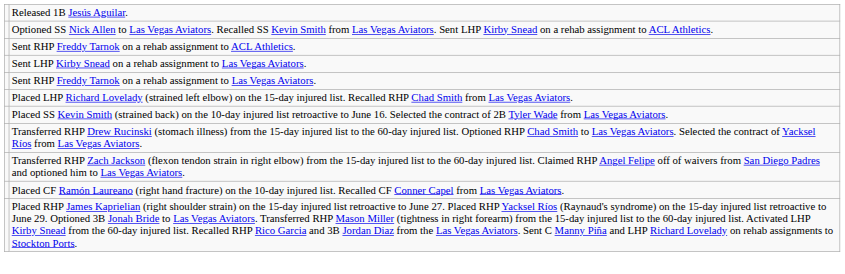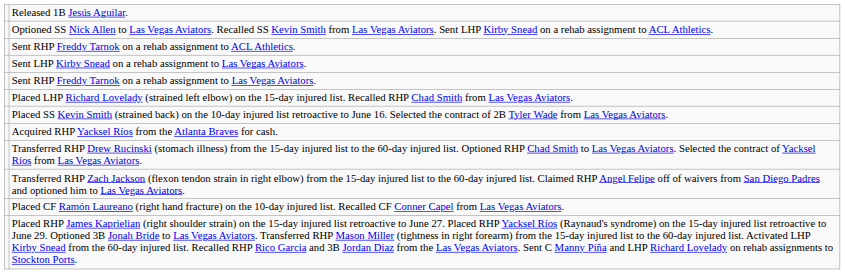+ row: (145, 132)
